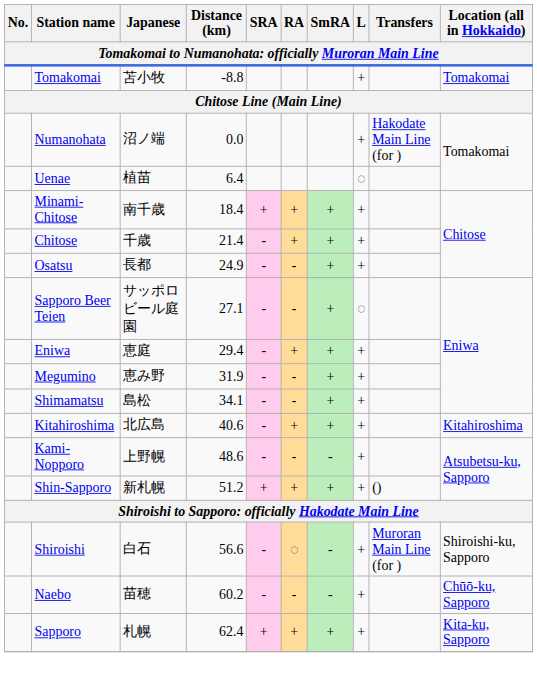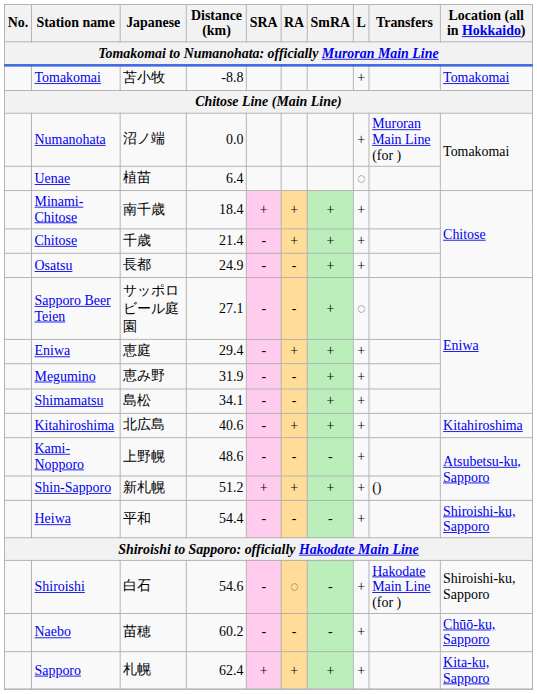(401, 139) Hakodate Main Line (for ) -> (401, 139) Muroran Main Line (for )
+ row: (53, 519)
(231, 549) 56.6 -> (231, 586) 54.6
(401, 549) Muroran Main Line (for ) -> (401, 586) Hakodate Main Line (for )
